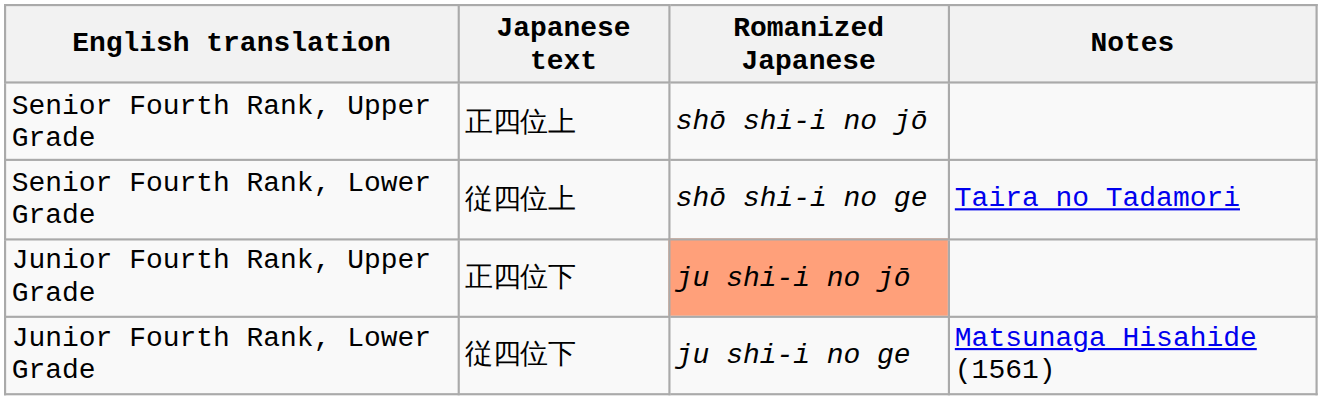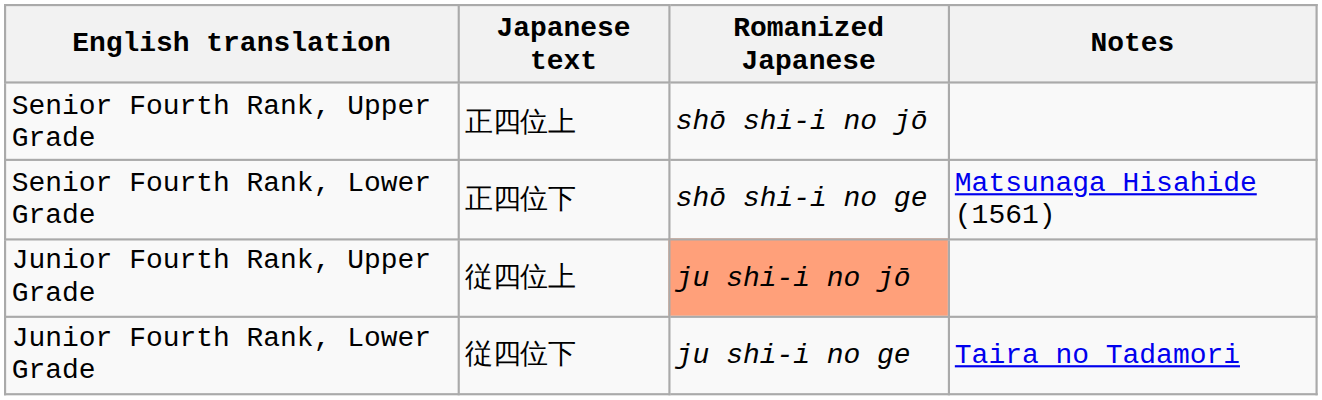(520, 201) 従四位上 -> (520, 201) 正四位下
(1097, 200) Taira no Tadamori -> (1106, 200) Matsunaga Hisahide (1561)
(520, 278) 正四位下 -> (520, 278) 従四位上
(1106, 355) Matsunaga Hisahide (1561) -> (1097, 355) Taira no Tadamori
